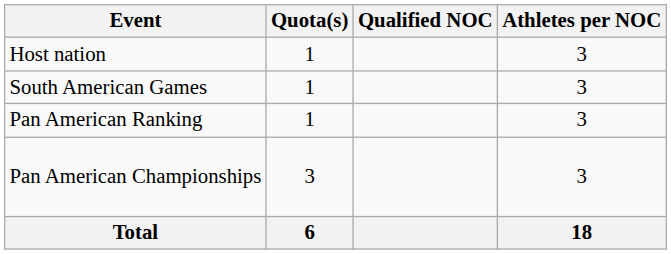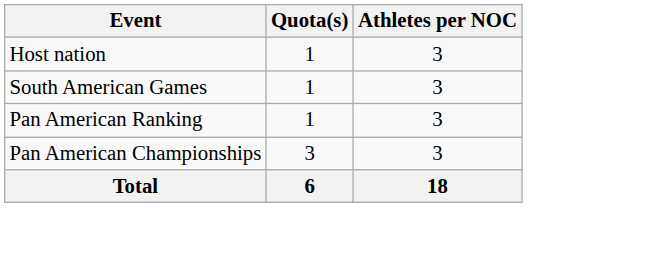- column: (425, 20)
